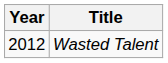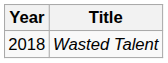(27, 44) 2012 -> (27, 44) 2018
